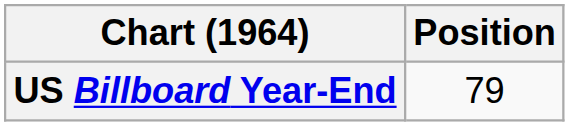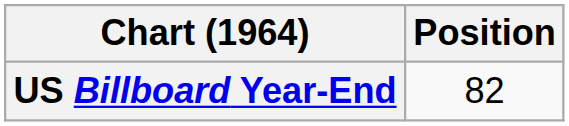(485, 90) 79 -> (485, 90) 82
